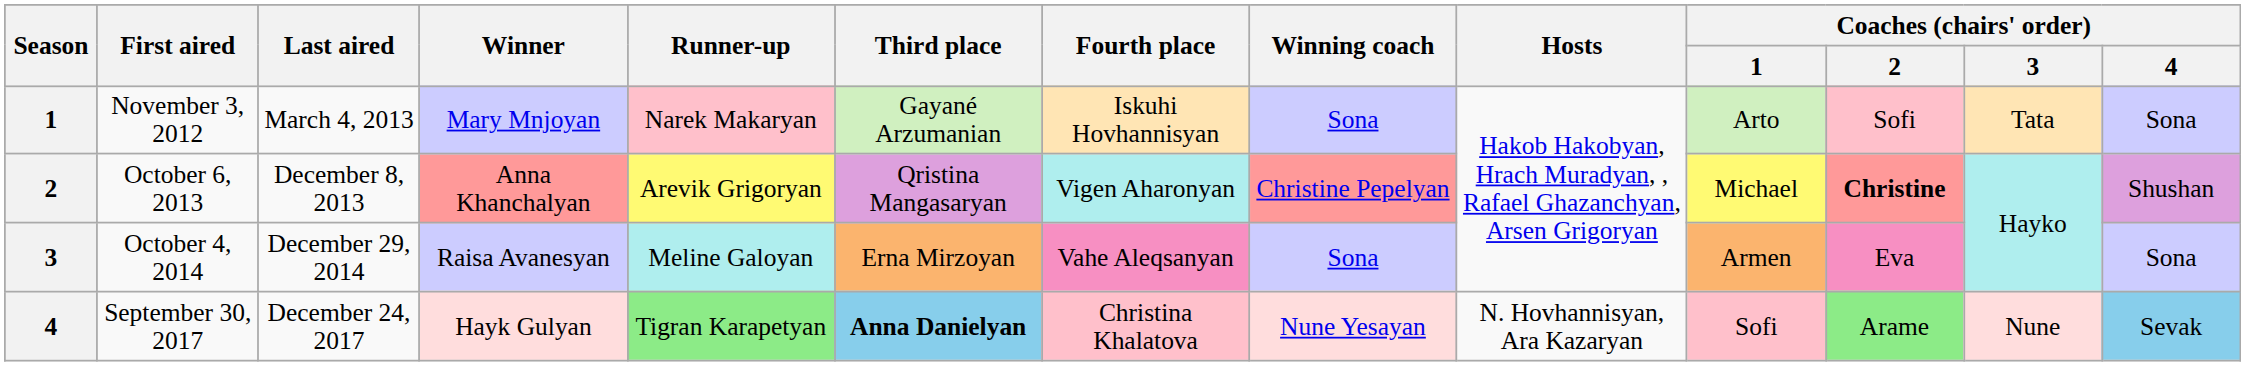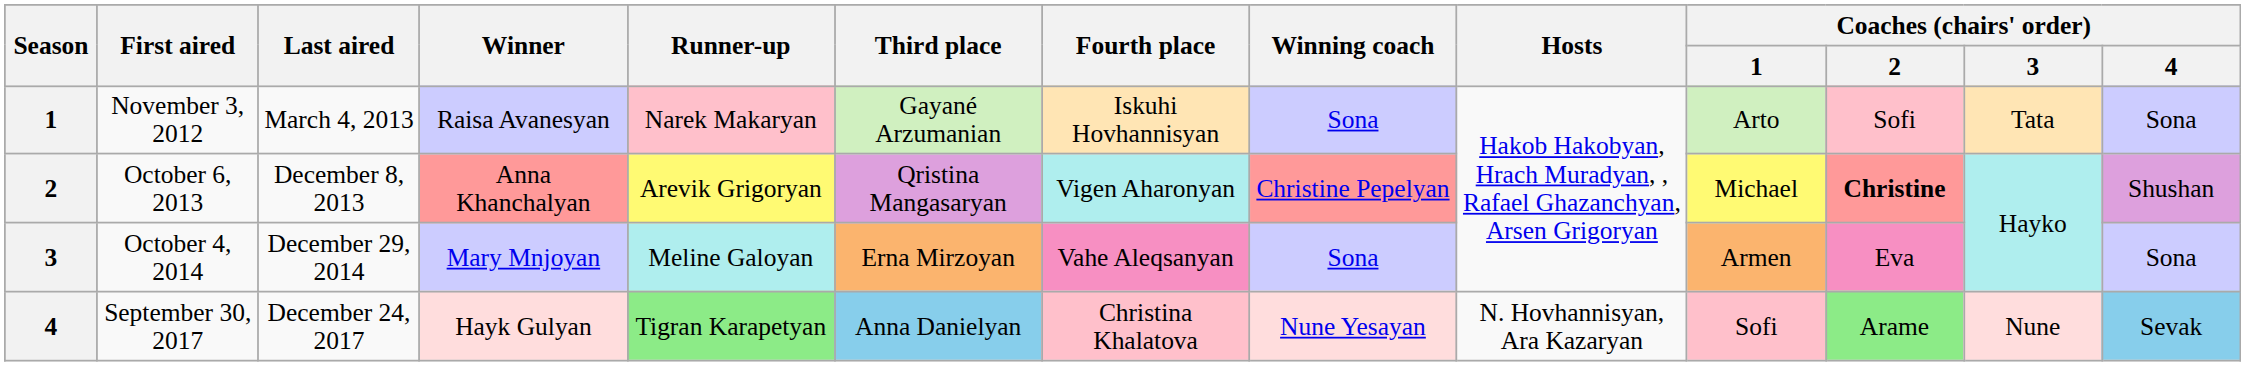(523, 120) Mary Mnjoyan -> (523, 120) Raisa Avanesyan
(523, 257) Raisa Avanesyan -> (523, 257) Mary Mnjoyan
(938, 326) bold -> (938, 326) normal
